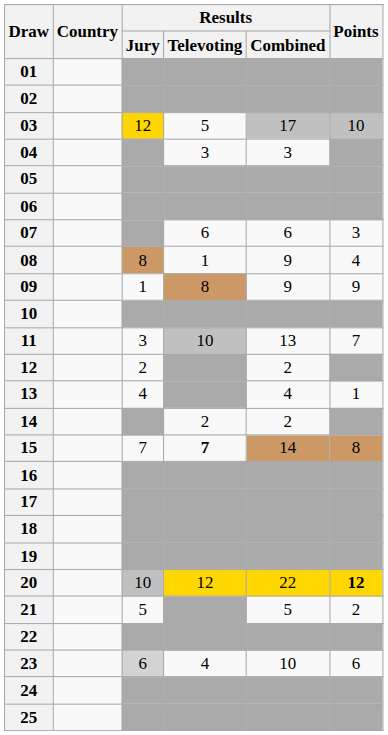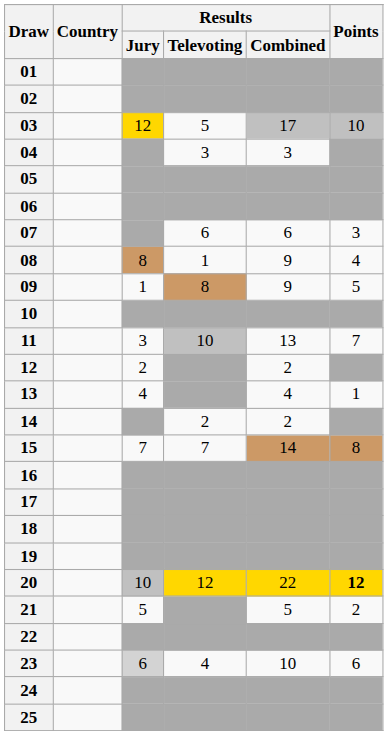(356, 286) 9 -> (356, 286) 5
(205, 448) bold -> (205, 448) normal
